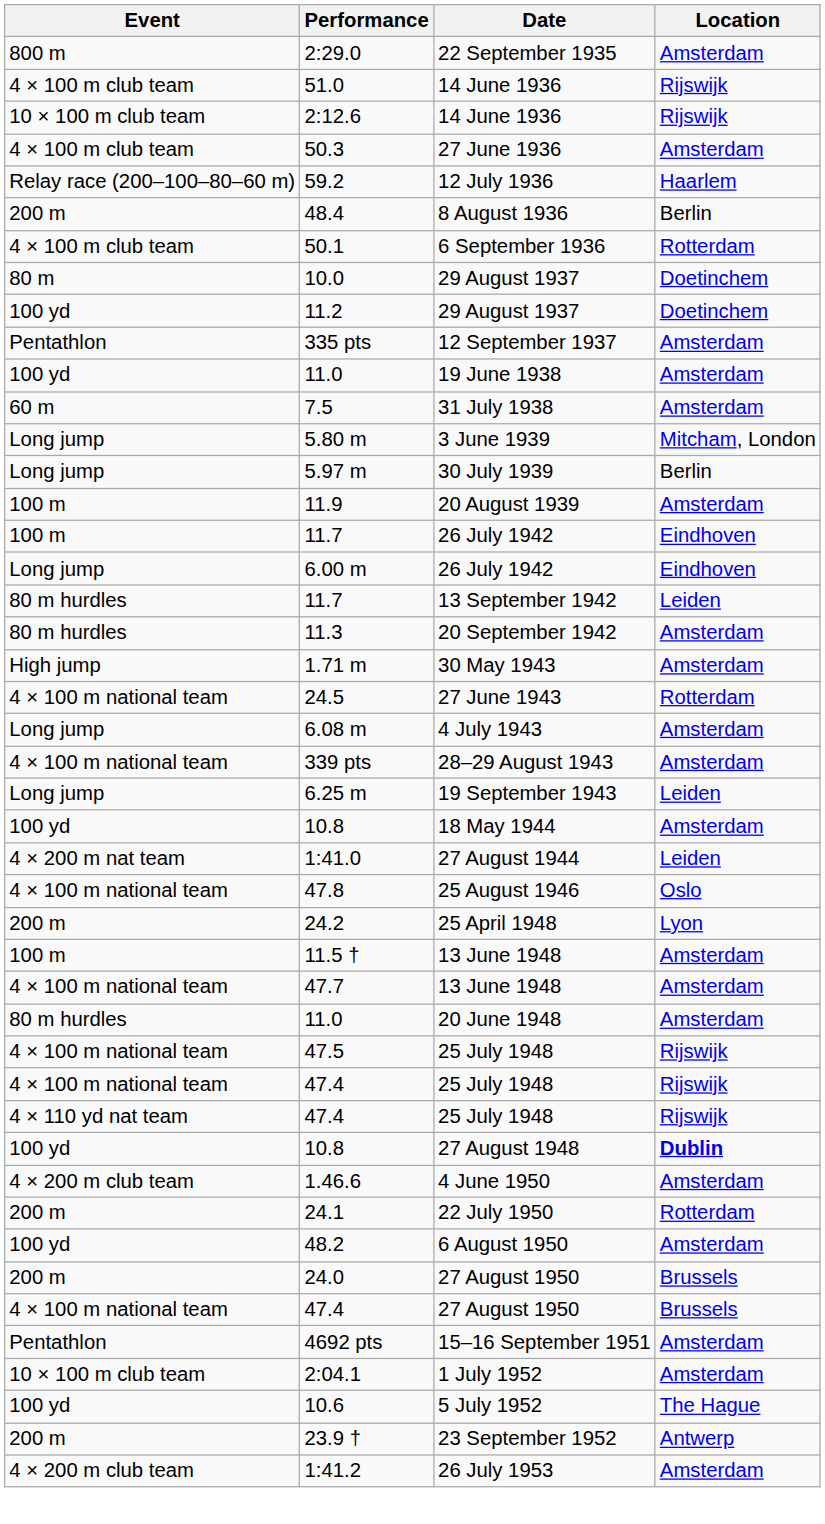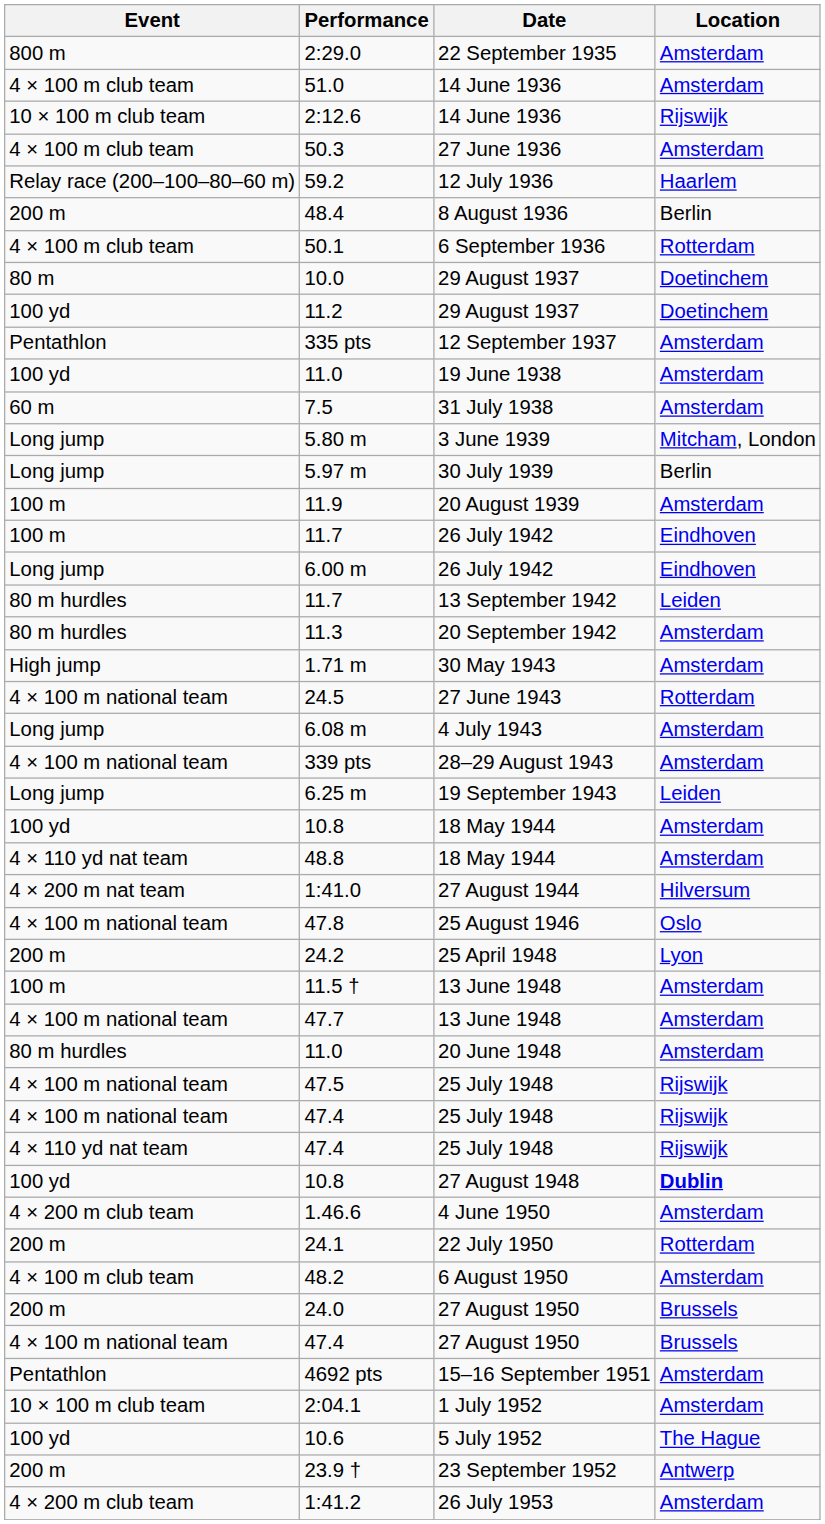(694, 85) Rijswijk -> (712, 85) Amsterdam
+ row: (324, 858)
(690, 858) Leiden -> (705, 890) Hilversum
(40, 1245) 100 yd -> (102, 1277) 4 × 100 m club team
